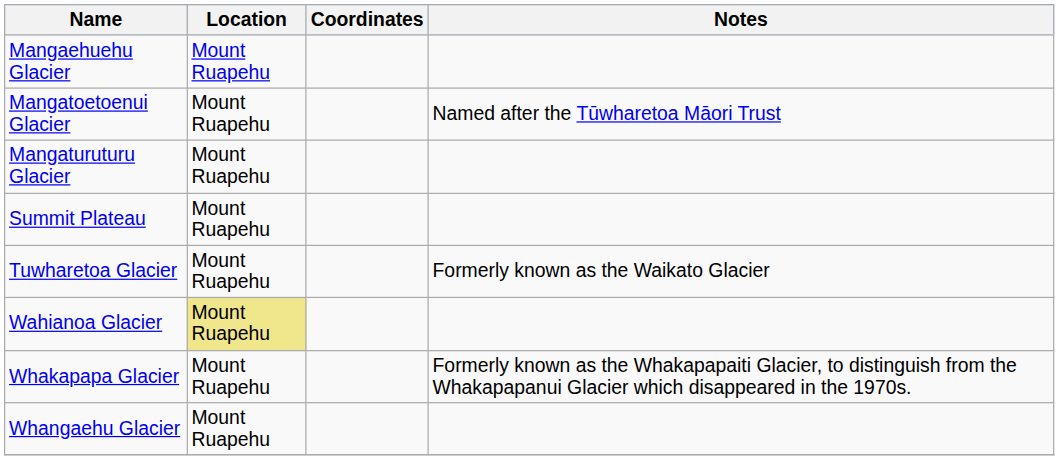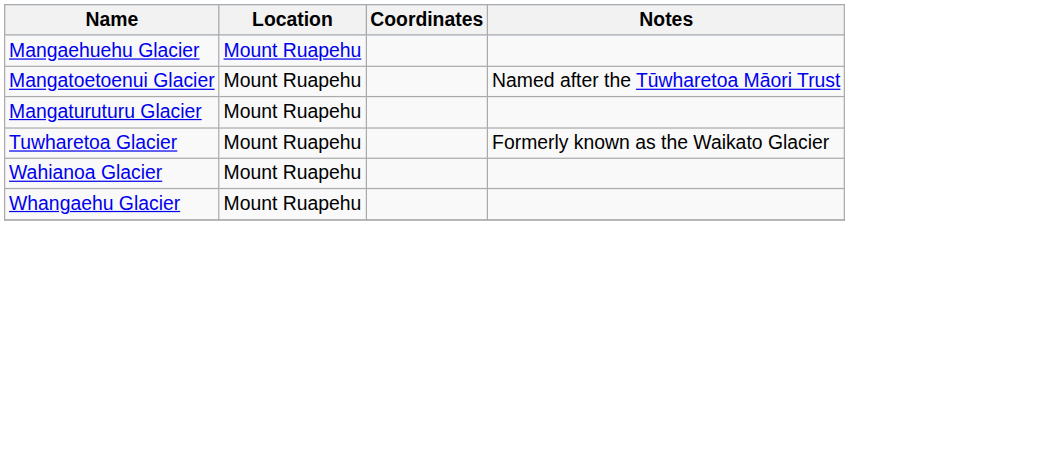- row: (77, 218)
(231, 323) khaki background -> (292, 173) no background
- row: (94, 376)
